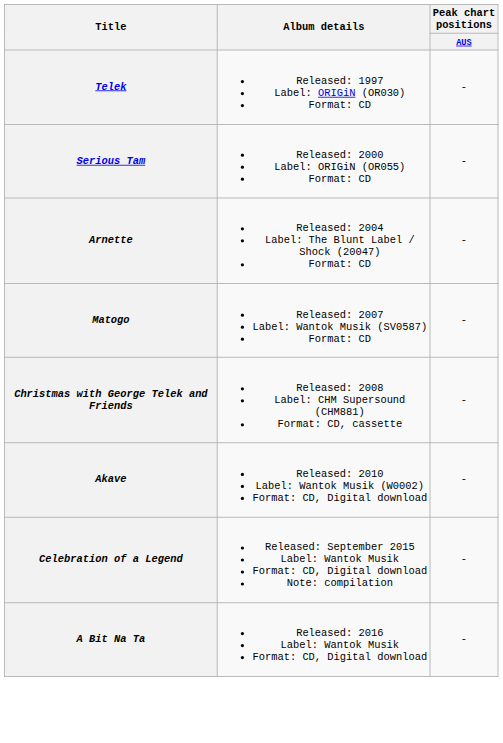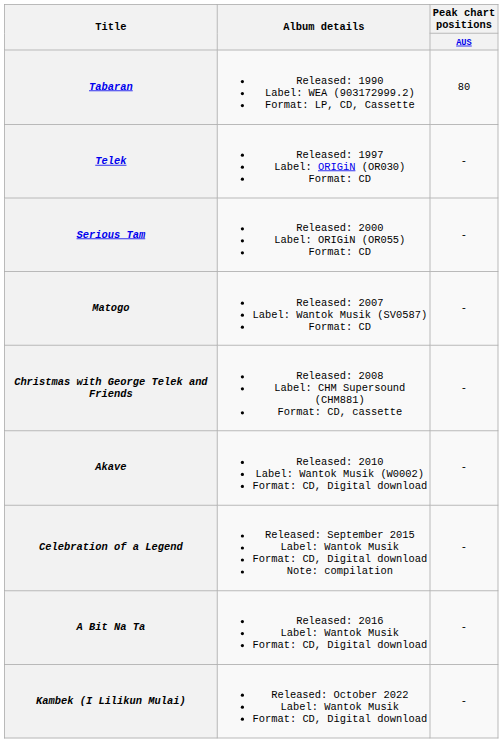+ row: (111, 87)
- row: (111, 241)
+ row: (111, 701)
